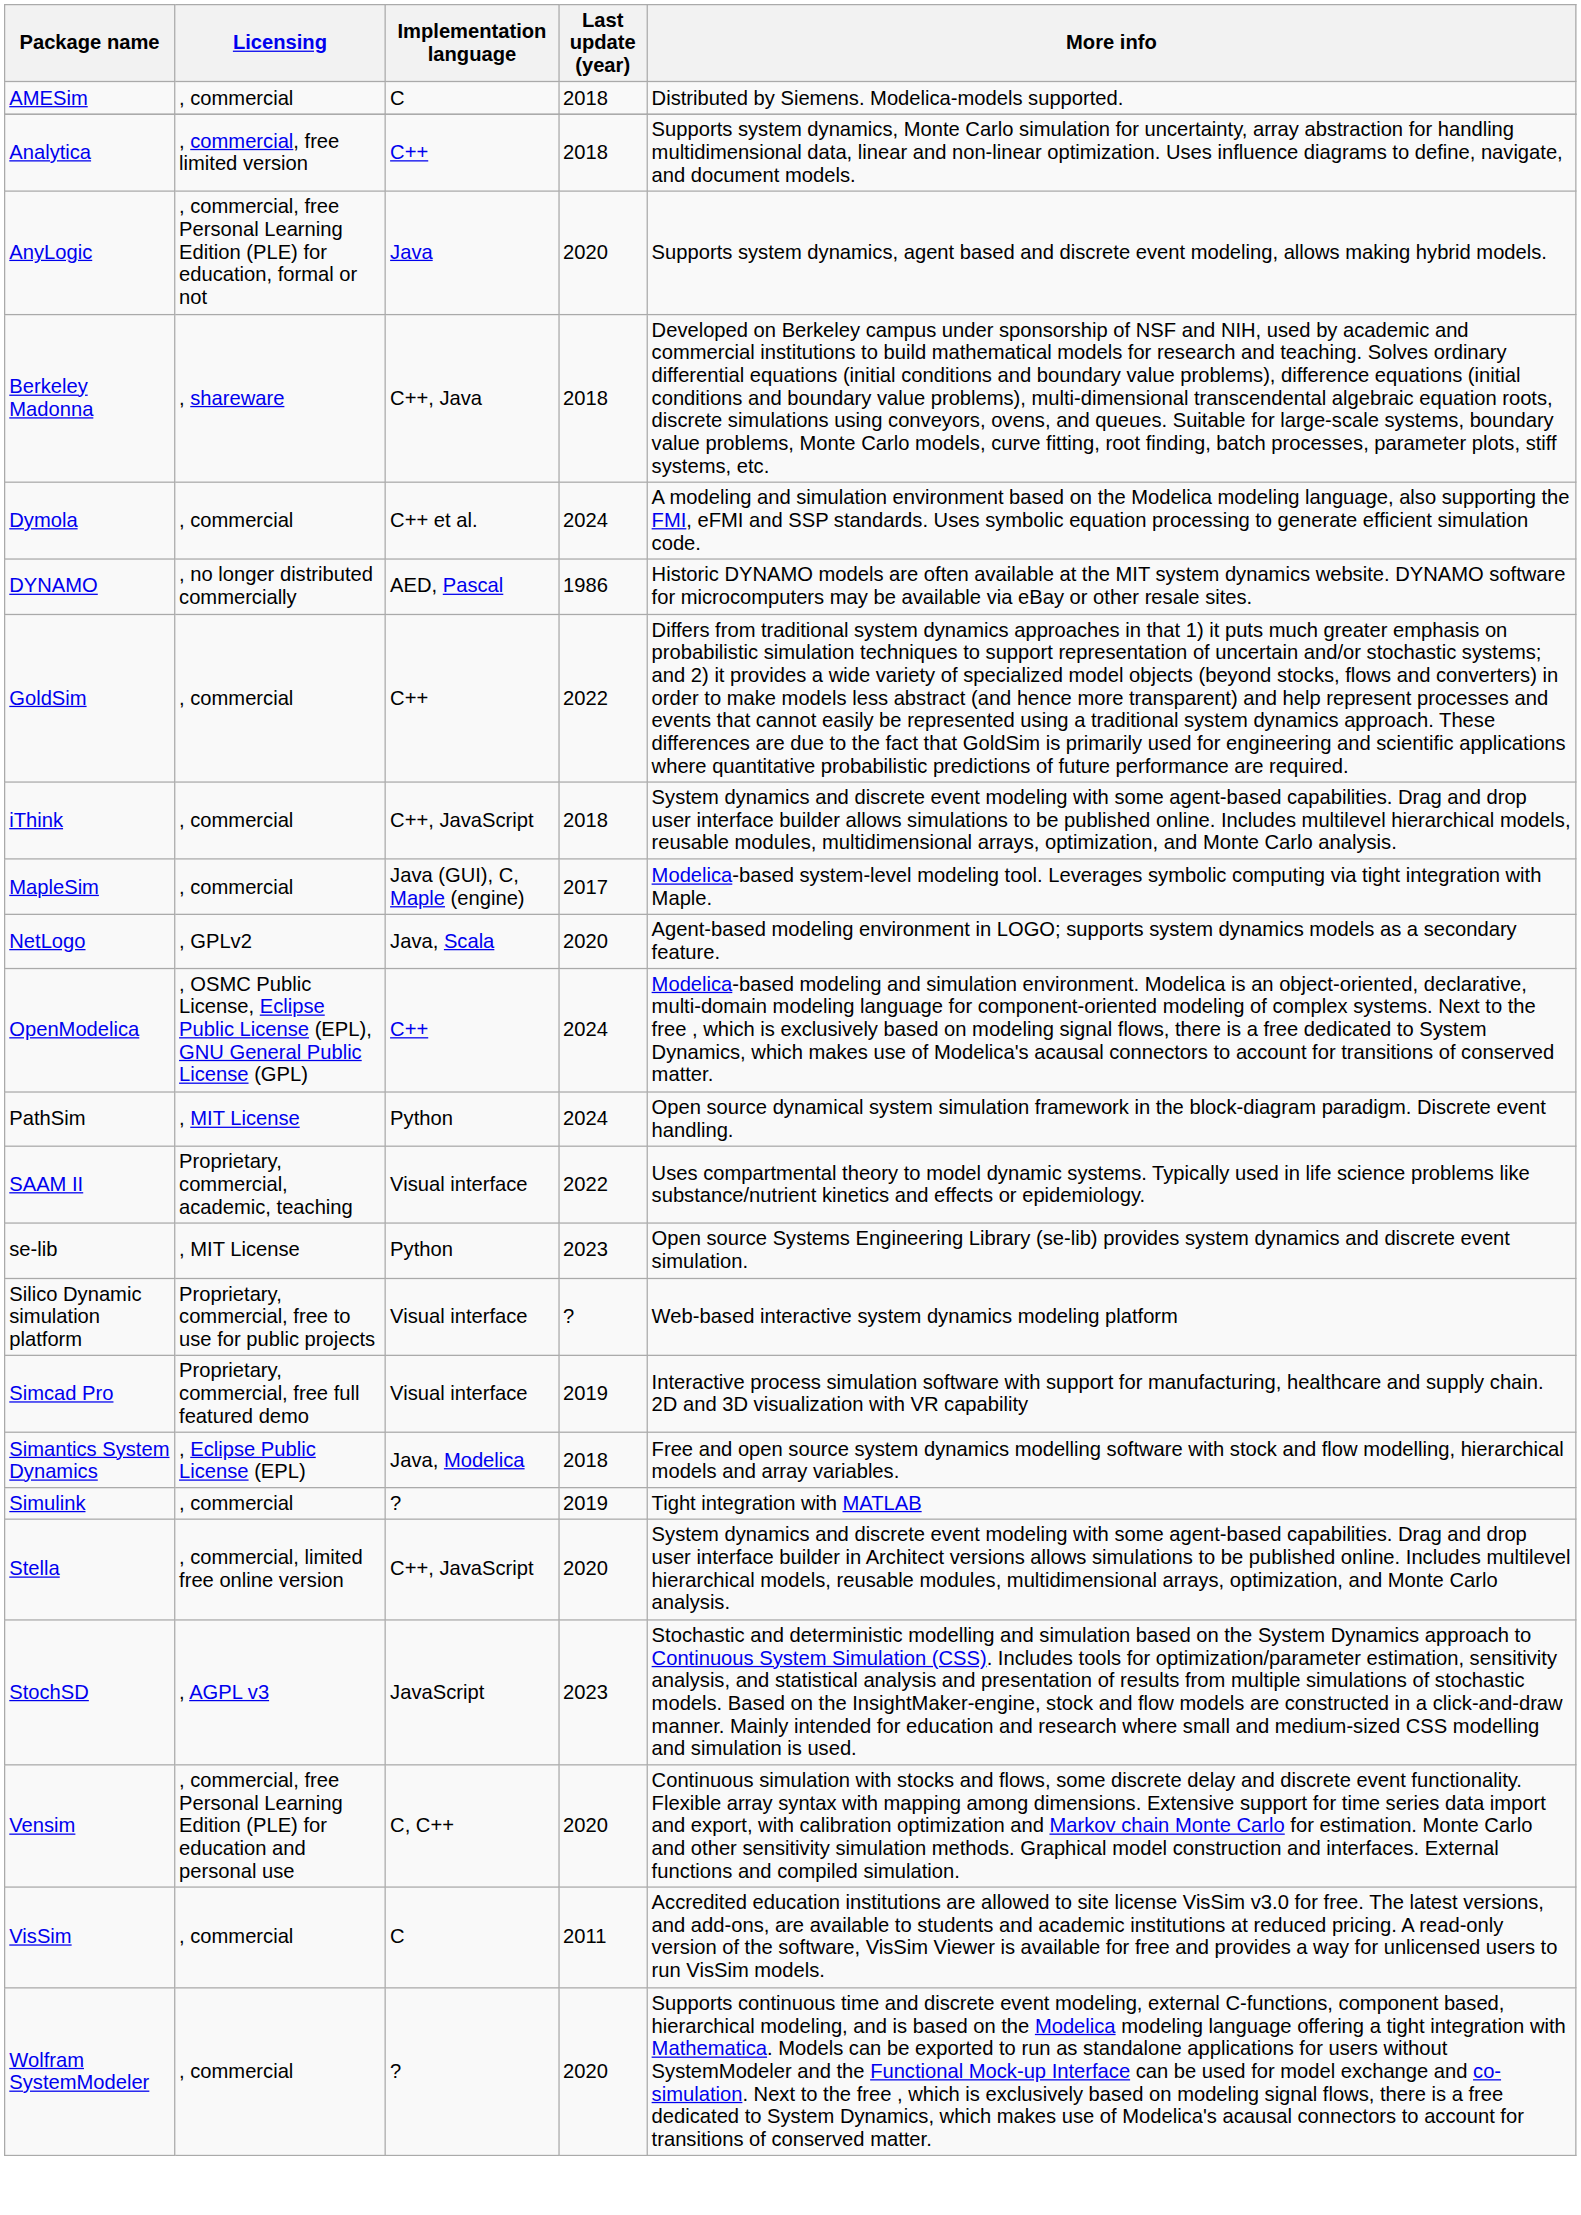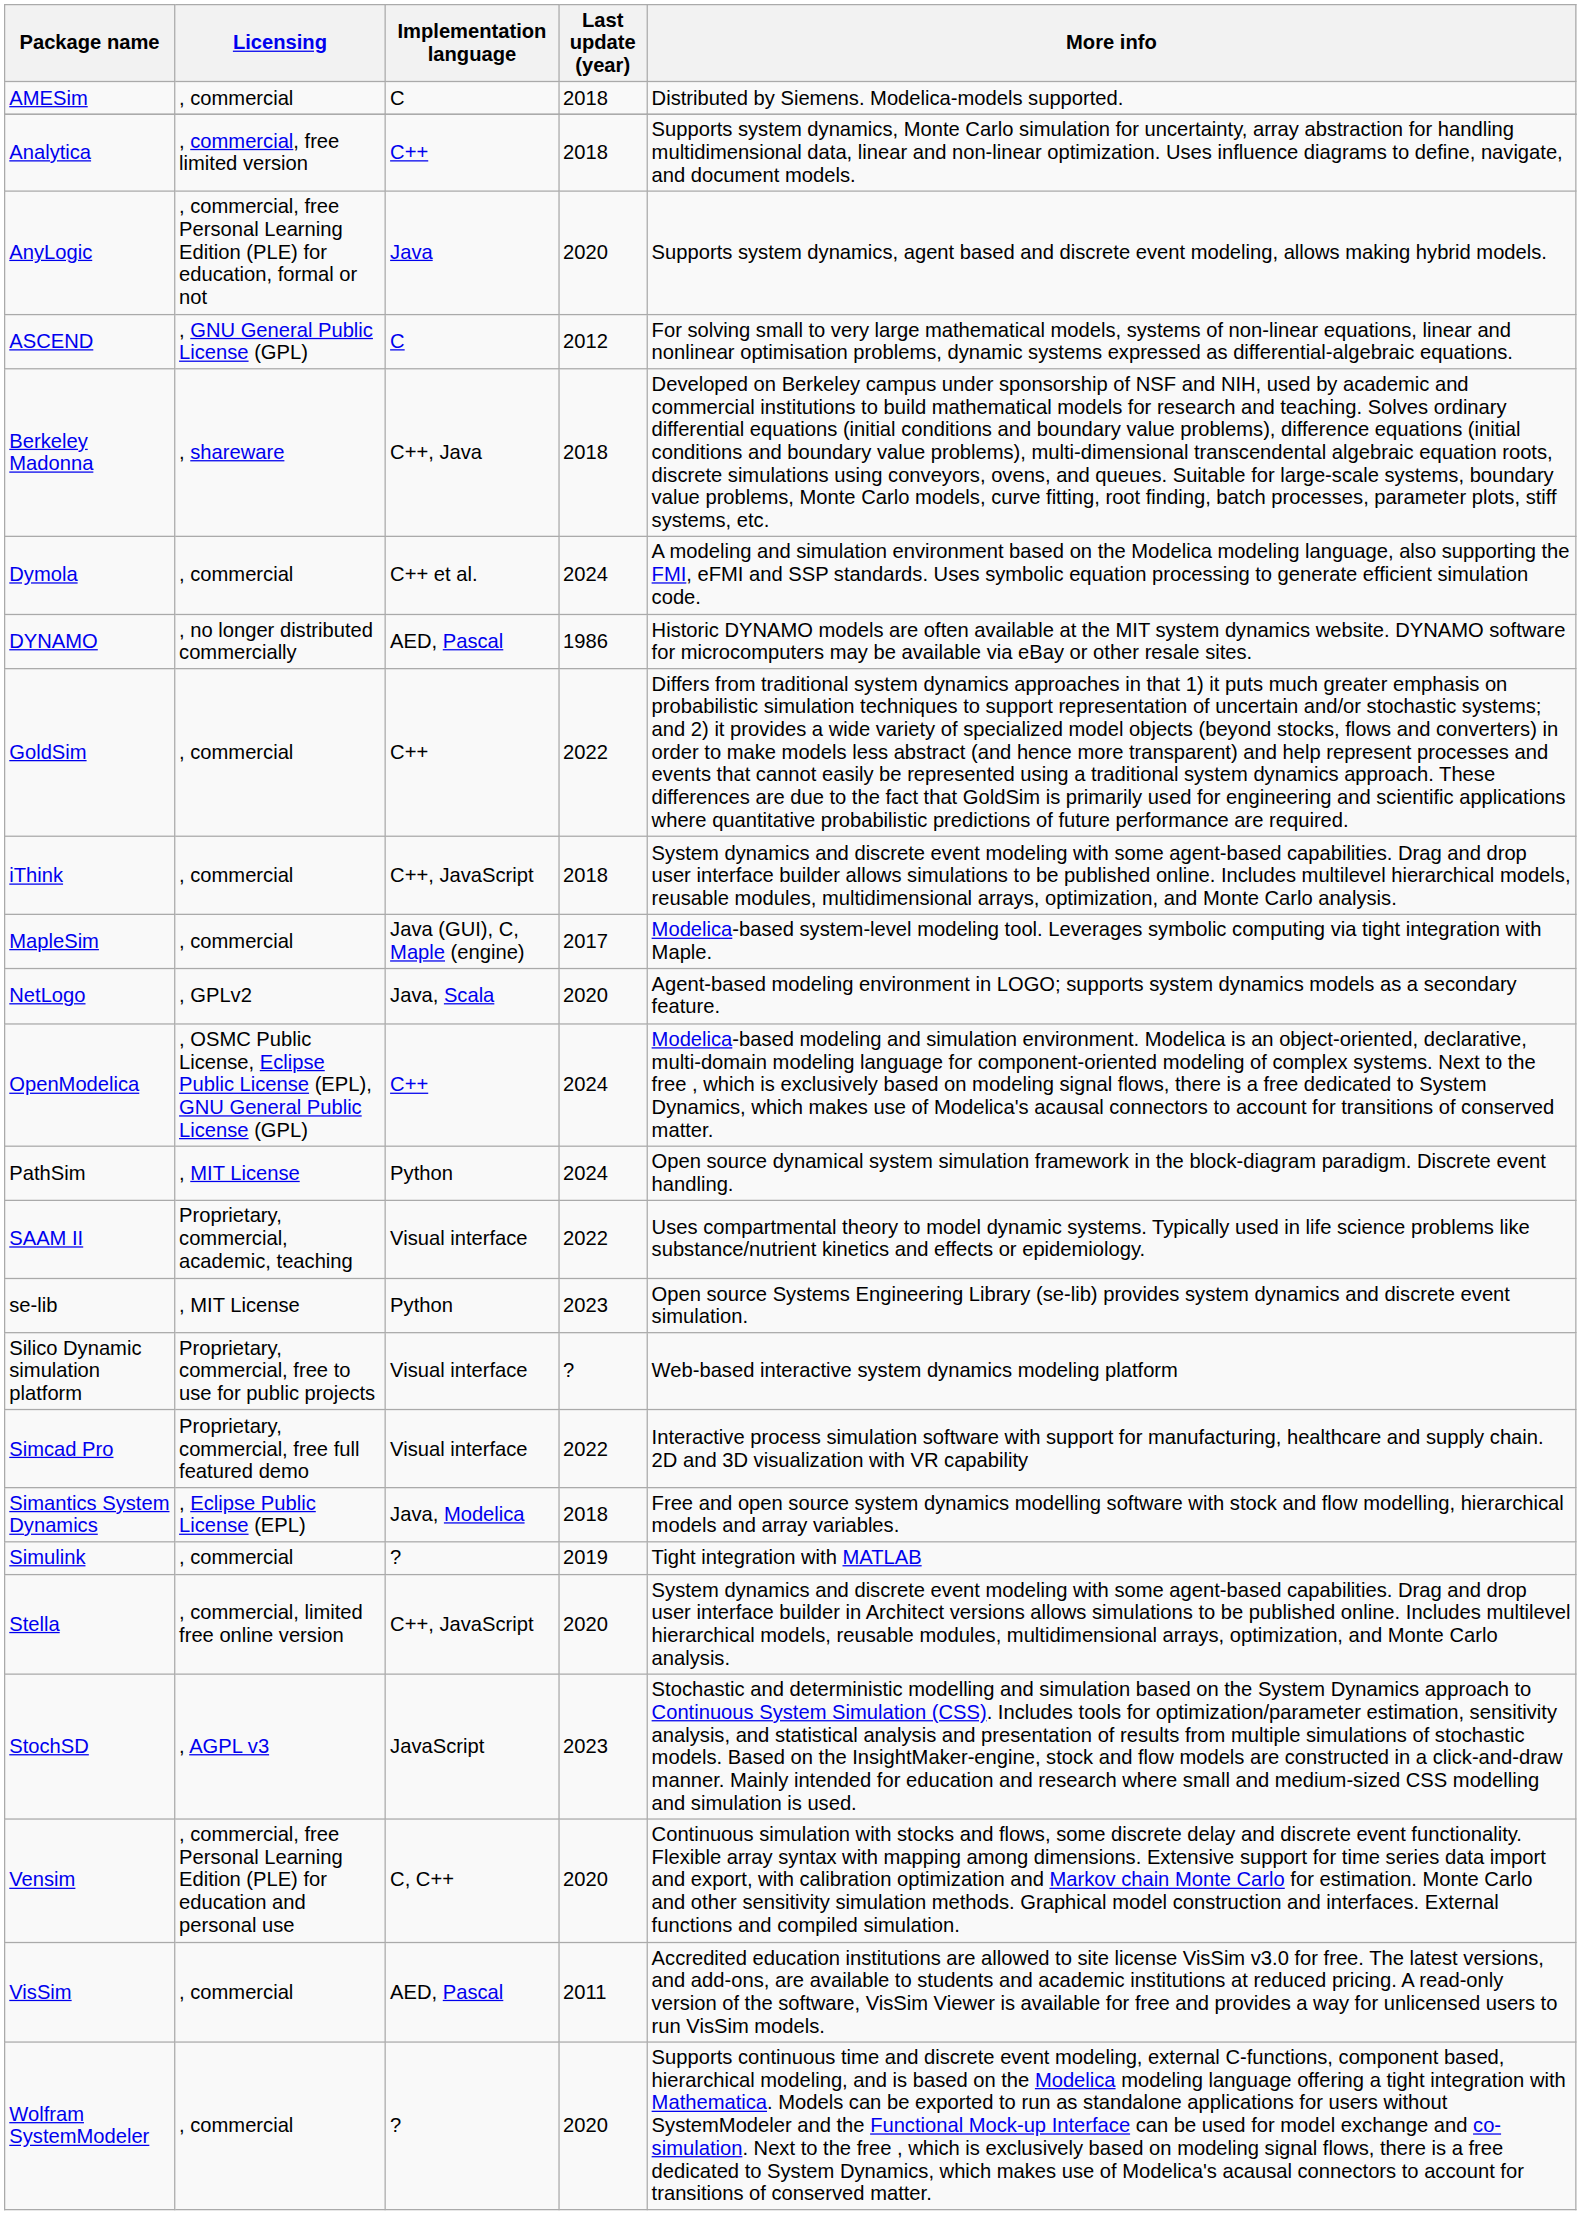+ row: (51, 341)
(585, 1393) 2019 -> (585, 1448) 2022
(397, 1937) C -> (447, 1991) AED, Pascal
